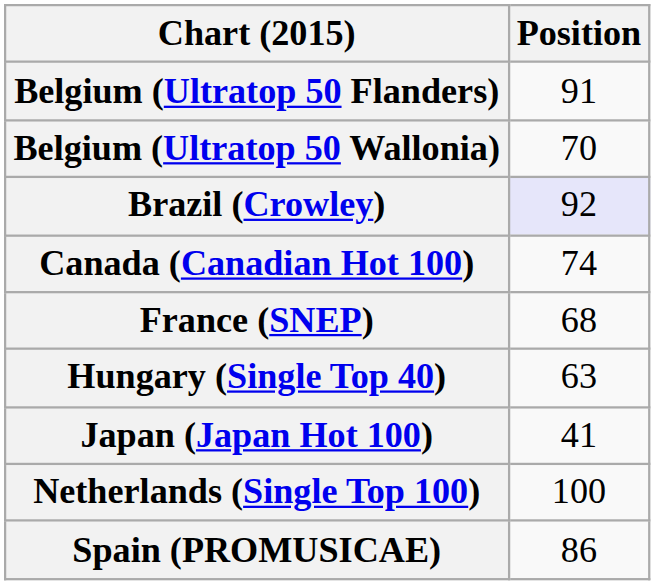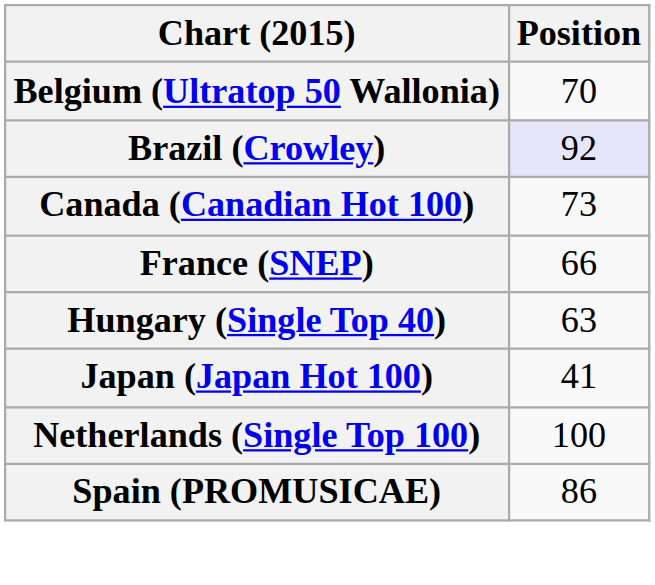- row: (257, 90)
(579, 262) 74 -> (579, 205) 73
(579, 319) 68 -> (579, 262) 66
